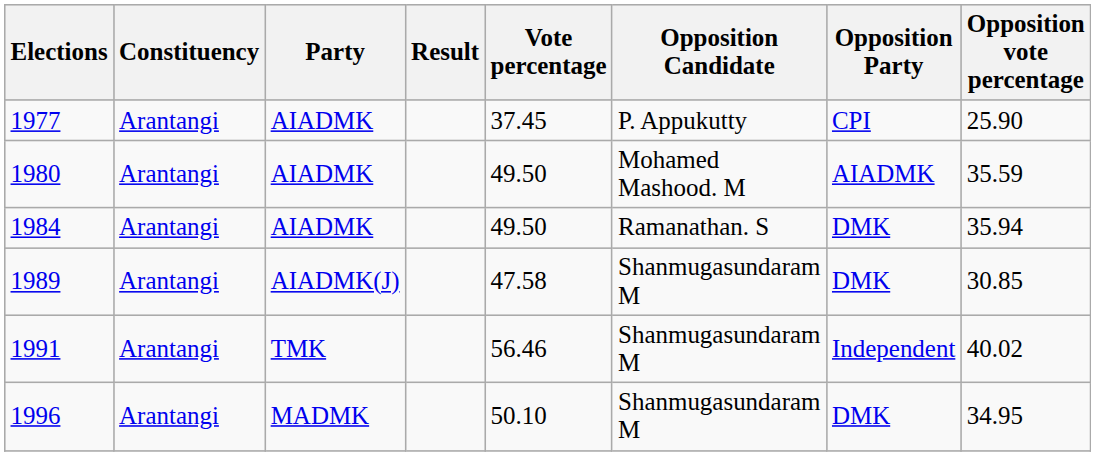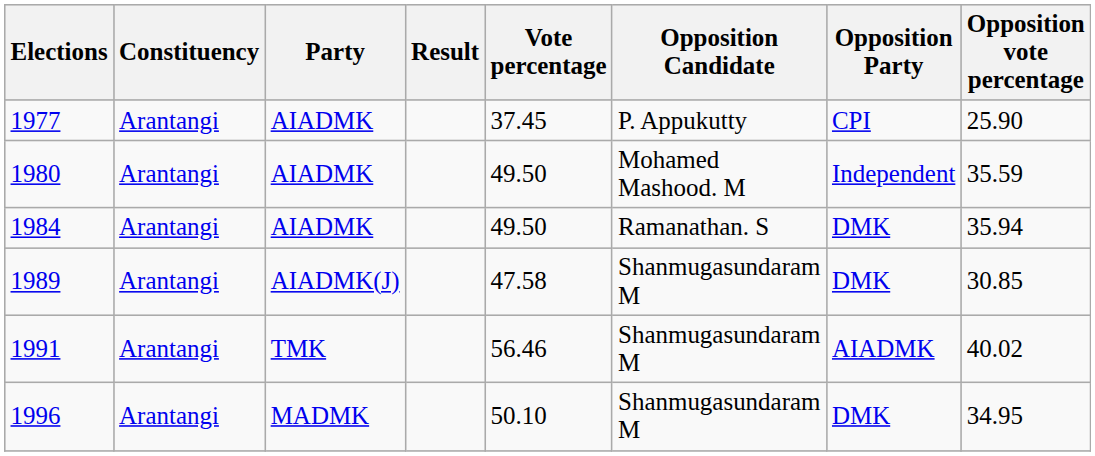(883, 173) AIADMK -> (894, 173) Independent
(894, 348) Independent -> (883, 348) AIADMK
